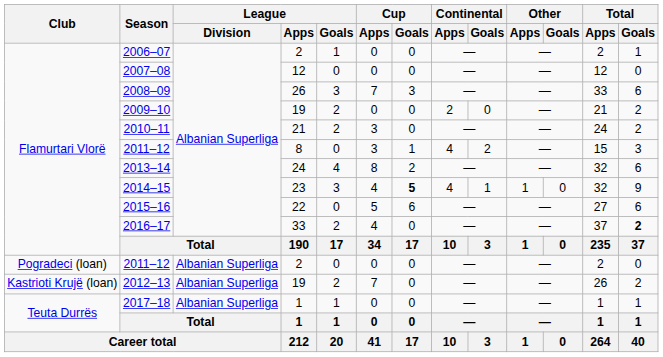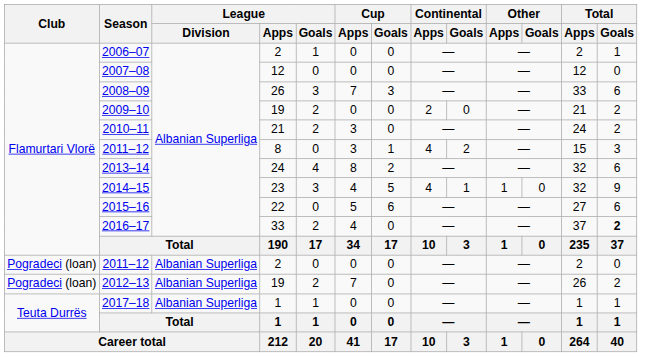(412, 187) bold -> (391, 187) normal
(62, 284) Kastrioti Krujë (loan) -> (52, 284) Pogradeci (loan)
